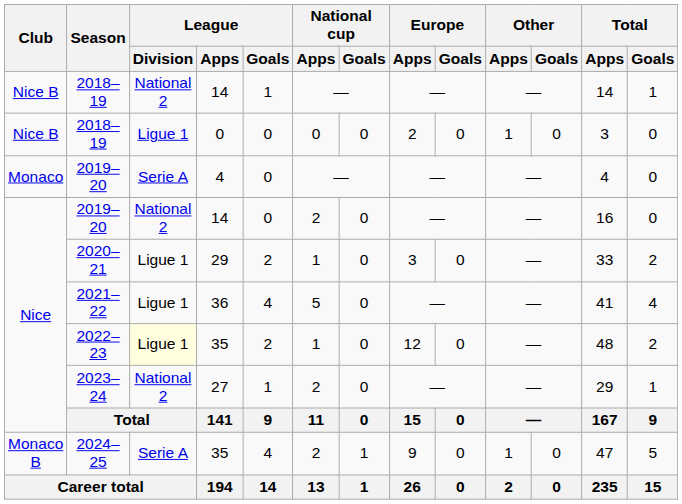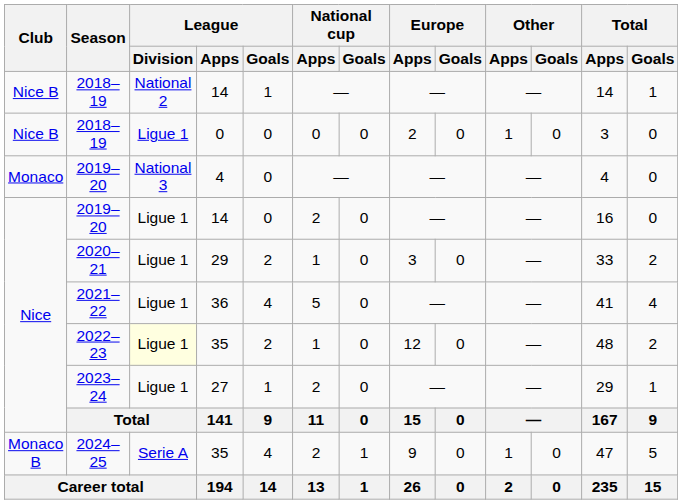(163, 176) Serie A -> (163, 176) National 3
(163, 218) National 2 -> (163, 218) Ligue 1
(163, 386) National 2 -> (163, 386) Ligue 1
